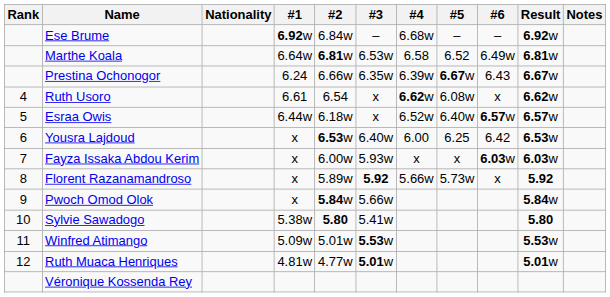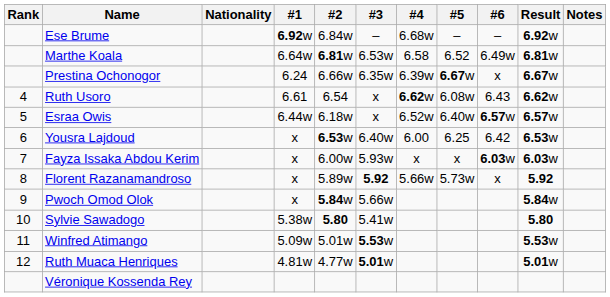(498, 76) 6.43 -> (498, 76) x
(498, 96) x -> (498, 96) 6.43
